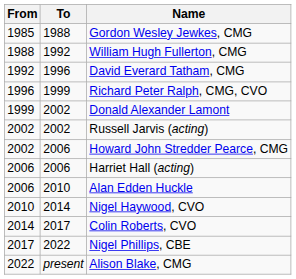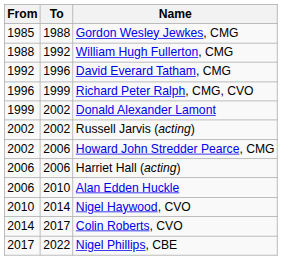- row: (140, 264)
